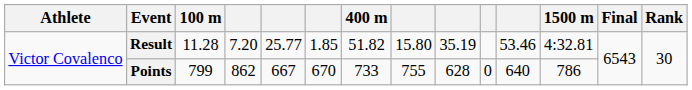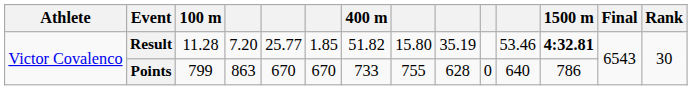(569, 45) normal -> (569, 45) bold
(243, 71) 862 -> (243, 71) 863
(284, 71) 667 -> (284, 71) 670
